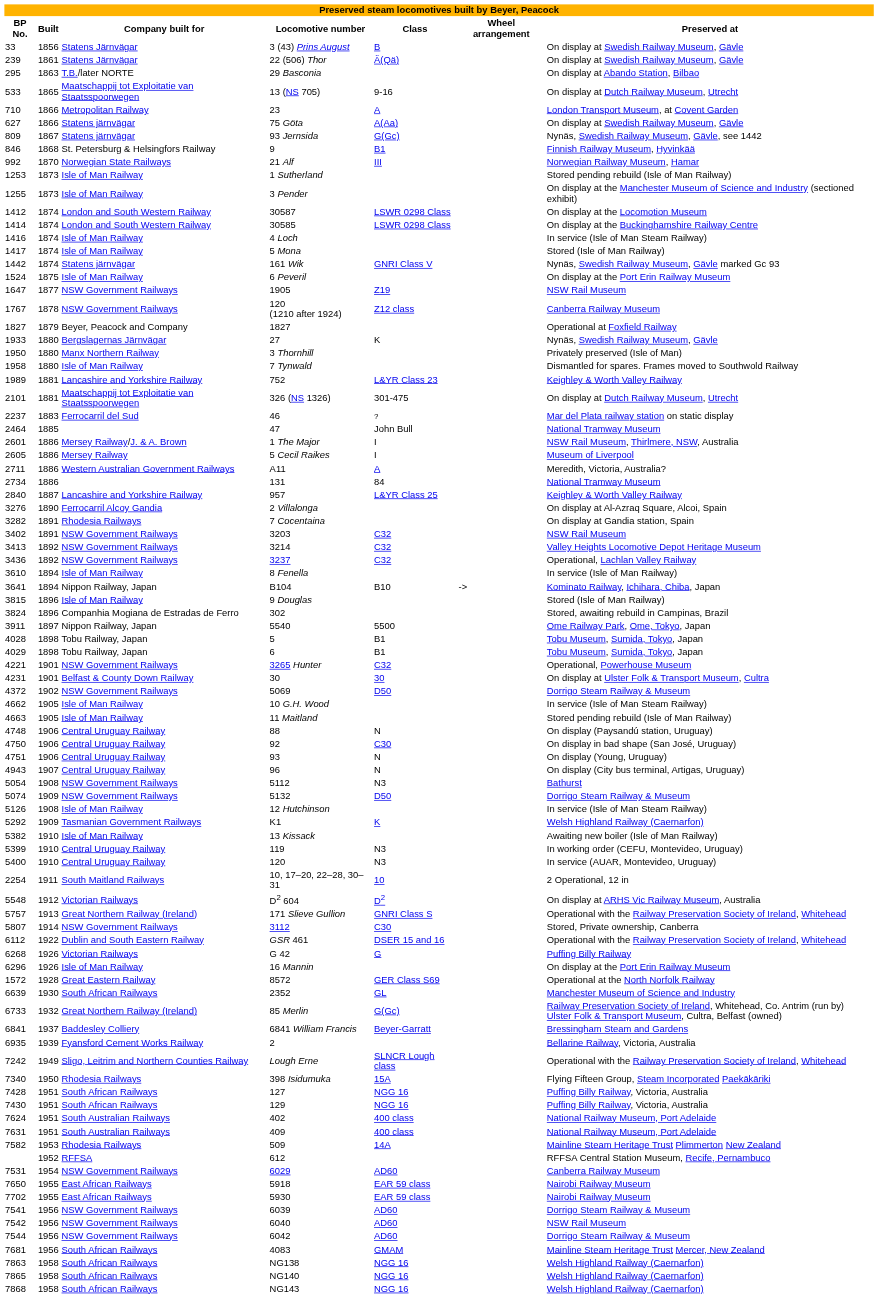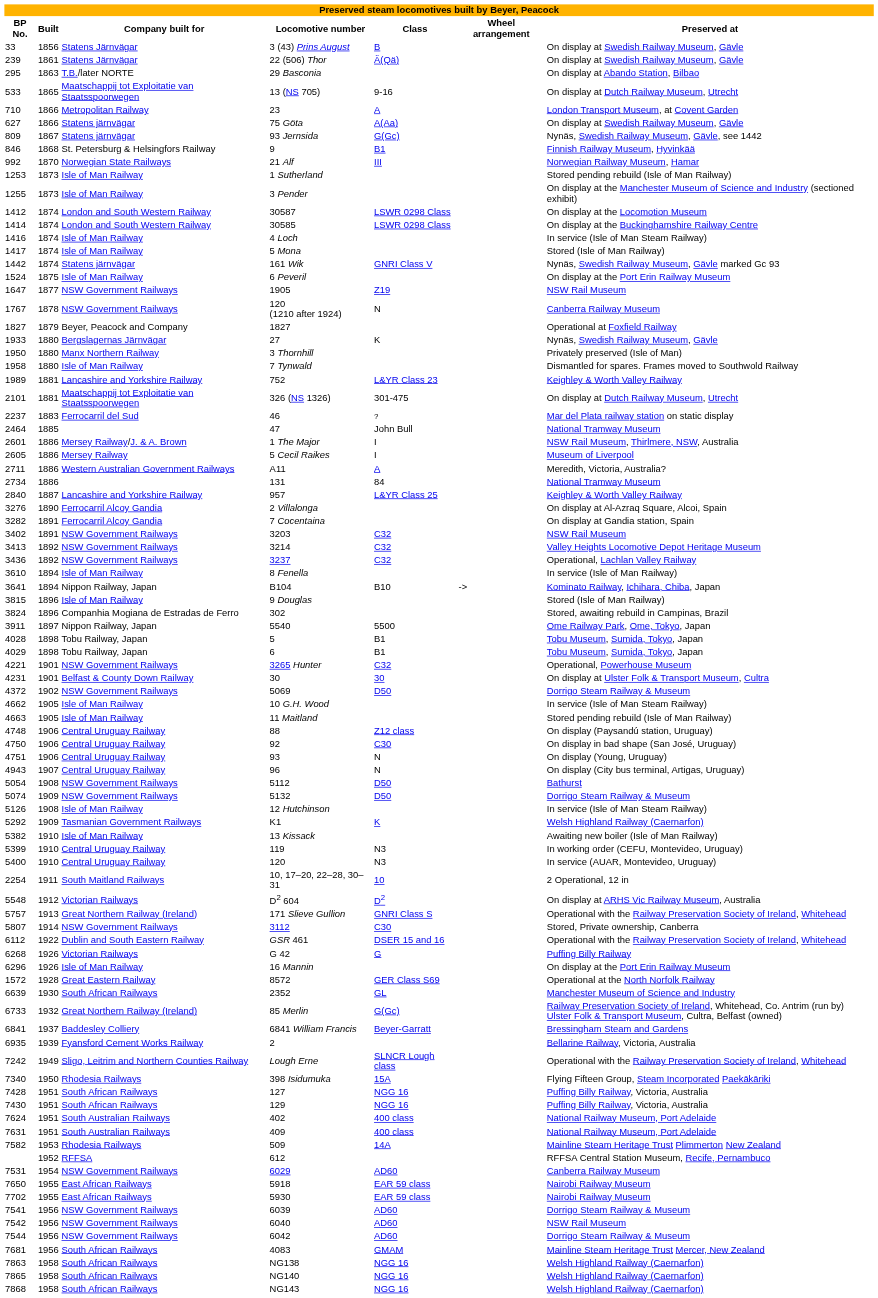(394, 309) Z12 class -> (377, 309) N
(101, 521) Rhodesia Railways -> (112, 521) Ferrocarril Alcoy Gandia
(377, 731) N -> (394, 731) Z12 class
(380, 783) N3 -> (383, 783) D50
